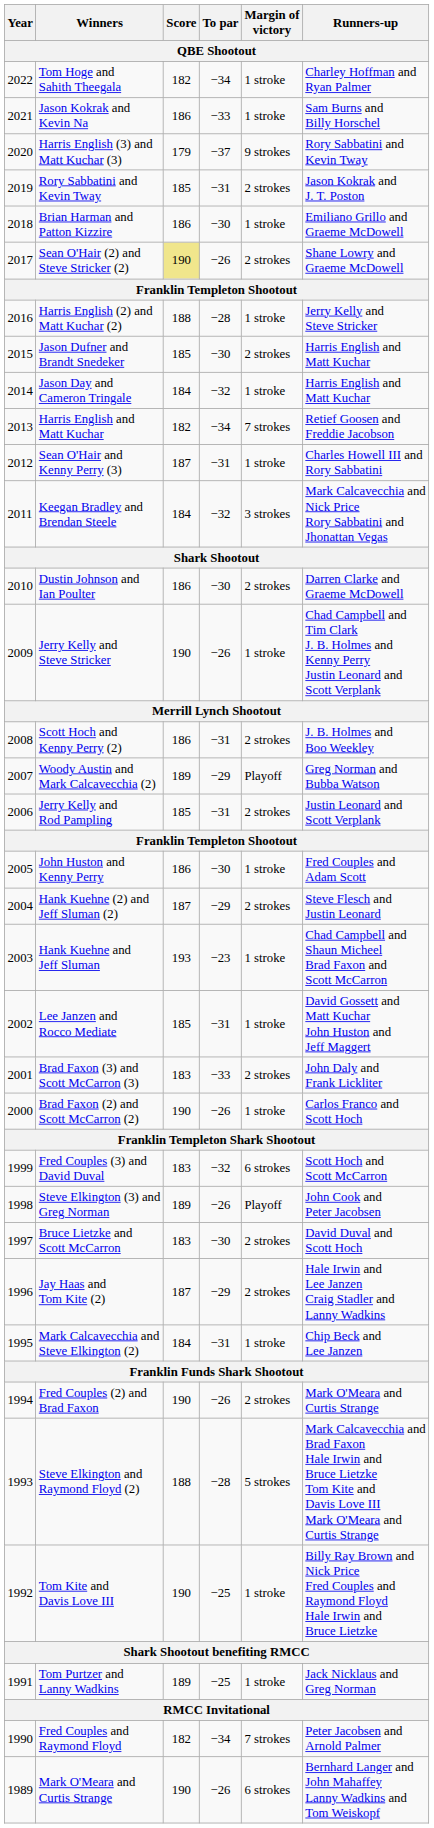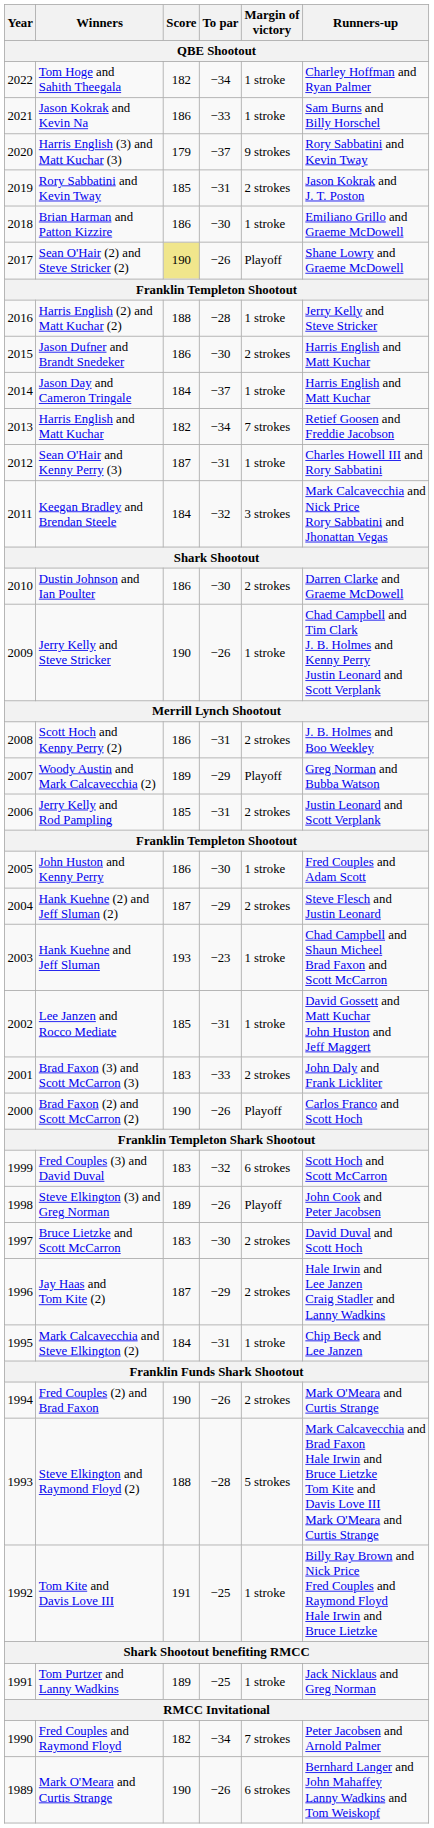(267, 260) 2 strokes -> (263, 260) Playoff
(181, 354) 185 -> (181, 354) 186
(221, 390) −32 -> (221, 390) −37
(265, 1111) 1 stroke -> (263, 1111) Playoff
(181, 1593) 190 -> (181, 1593) 191
